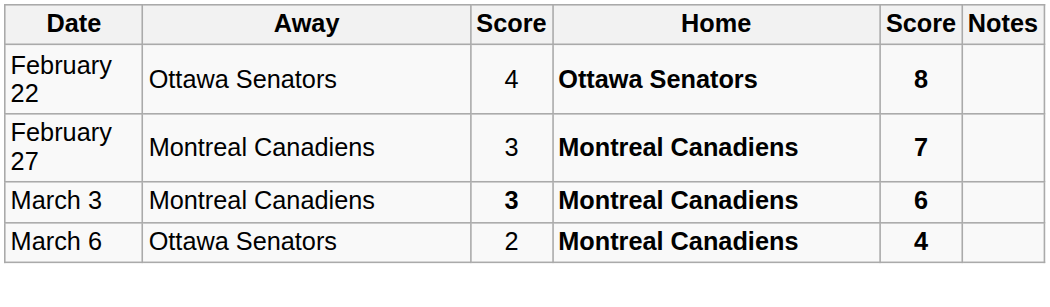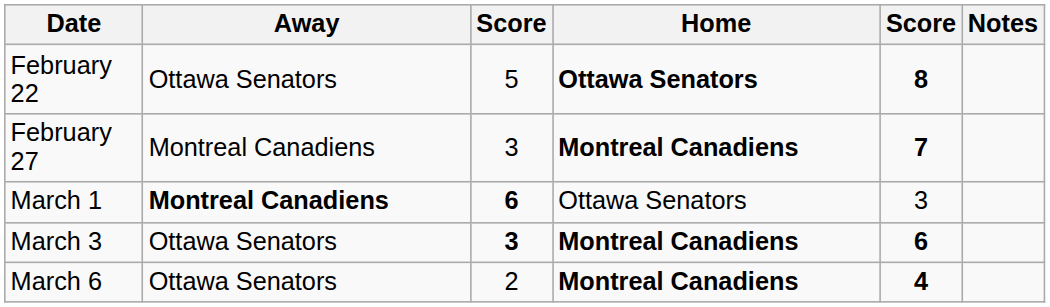(511, 78) 4 -> (511, 78) 5
+ row: (56, 201)
(262, 201) Montreal Canadiens -> (243, 241) Ottawa Senators
